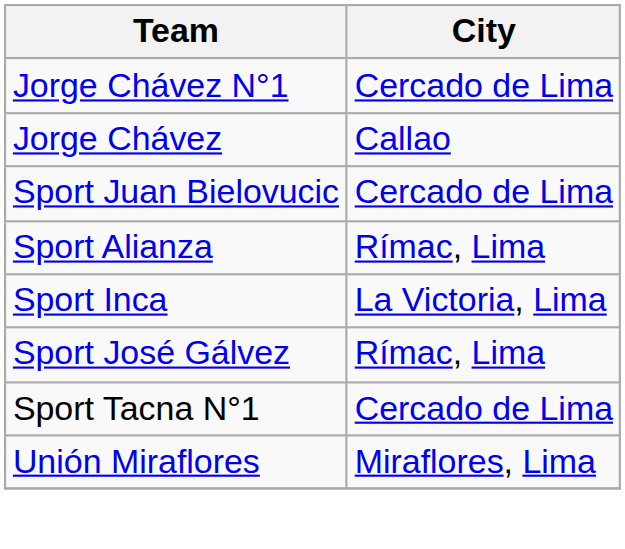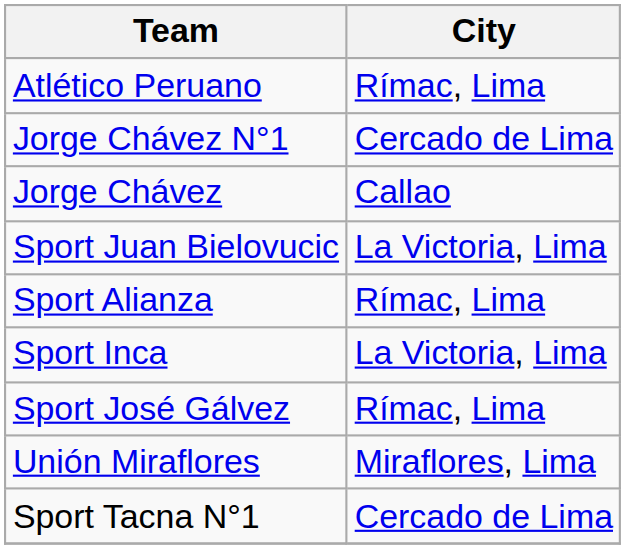+ row: (137, 85)
(484, 192) Cercado de Lima -> (481, 246) La Victoria, Lima
rows swapped: (136, 407) <-> (136, 461)
